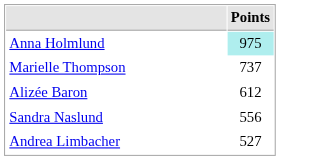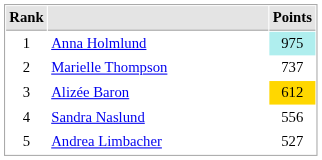+ column: (27, 17)
(250, 92) no background -> (292, 92) gold background
